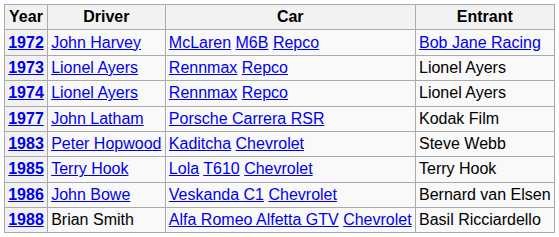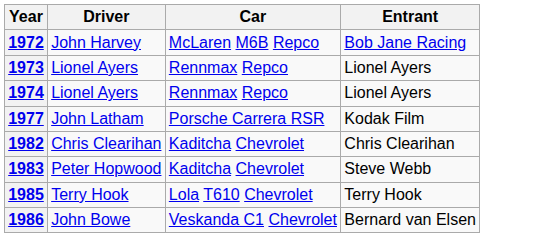+ row: (26, 144)
- row: (26, 220)
